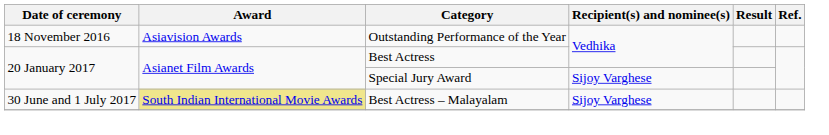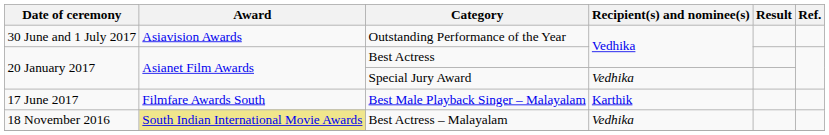(59, 36) 18 November 2016 -> (72, 36) 30 June and 1 July 2017
(612, 78) Sijoy Varghese -> (613, 78) Vedhika
+ row: (477, 99)
(72, 99) 30 June and 1 July 2017 -> (59, 120) 18 November 2016
(612, 99) Sijoy Varghese -> (613, 120) Vedhika
